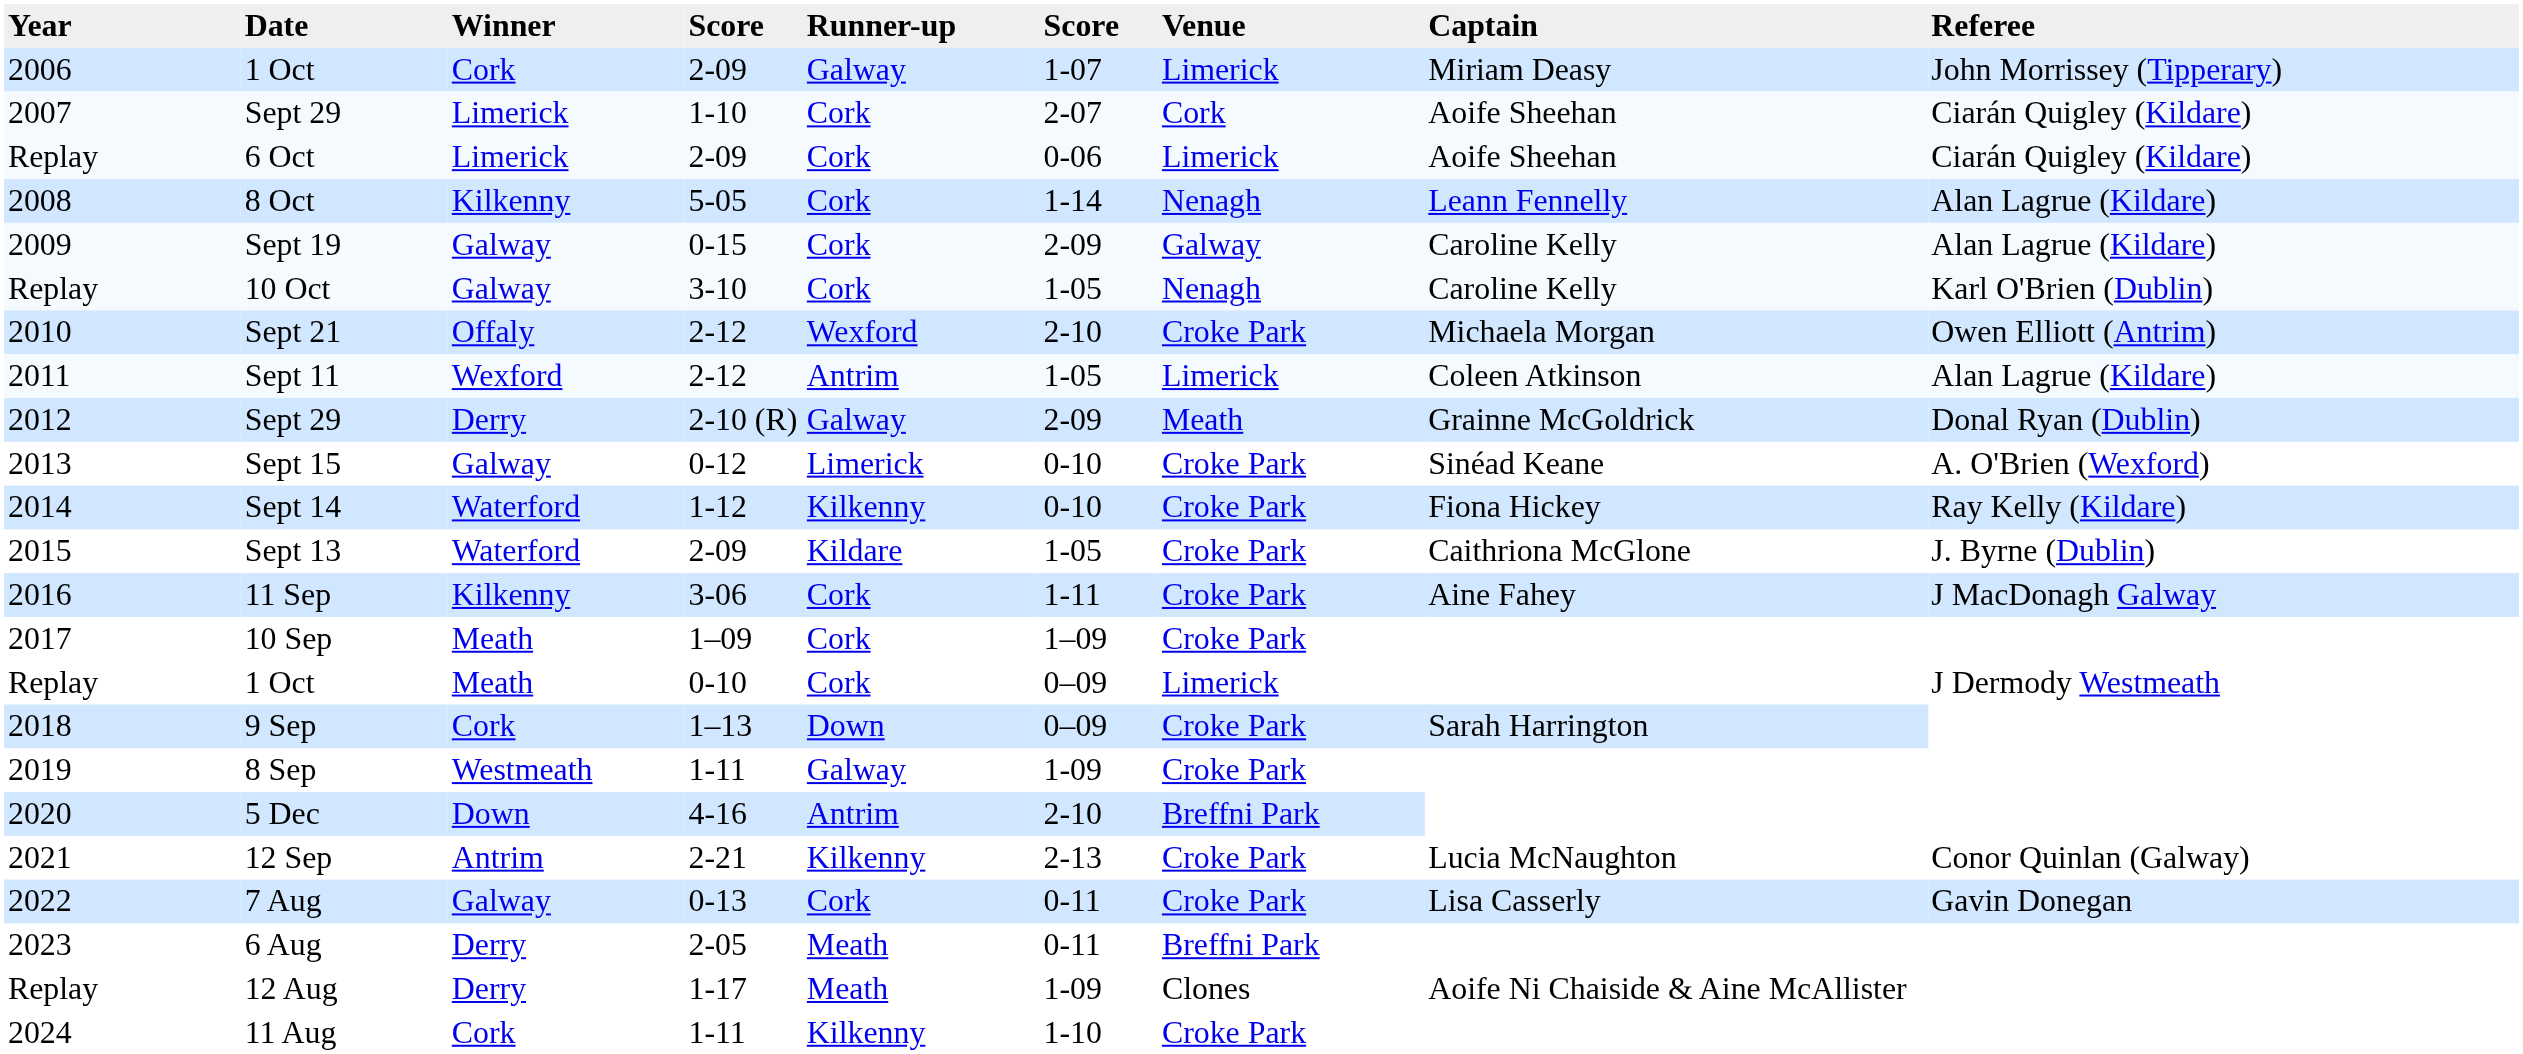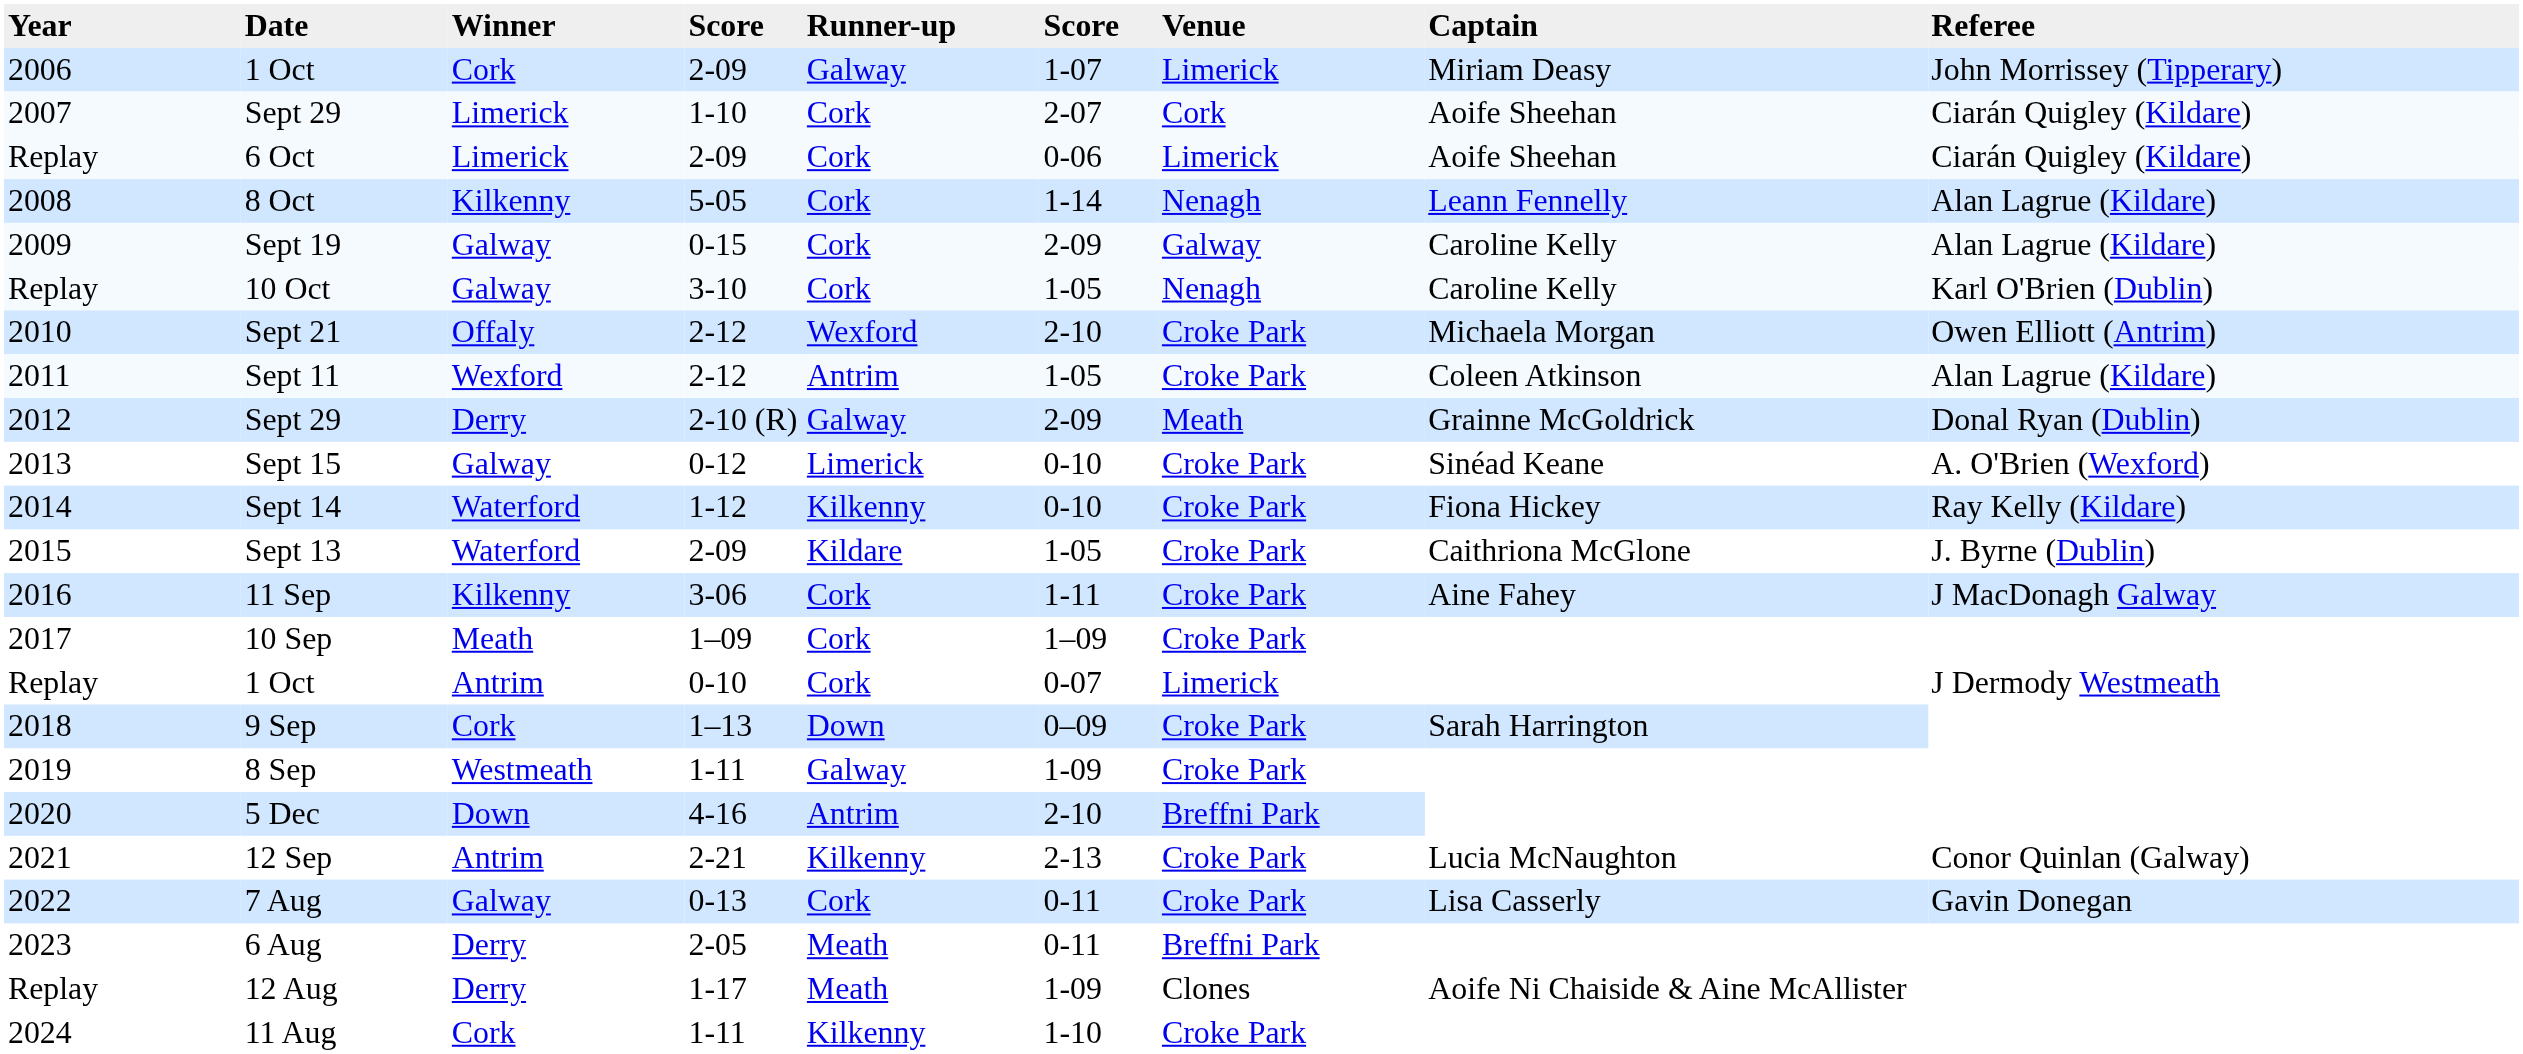(1220, 375) Limerick -> (1234, 375) Croke Park
(492, 682) Meath -> (498, 682) Antrim
(1075, 682) 0–09 -> (1073, 682) 0-07
